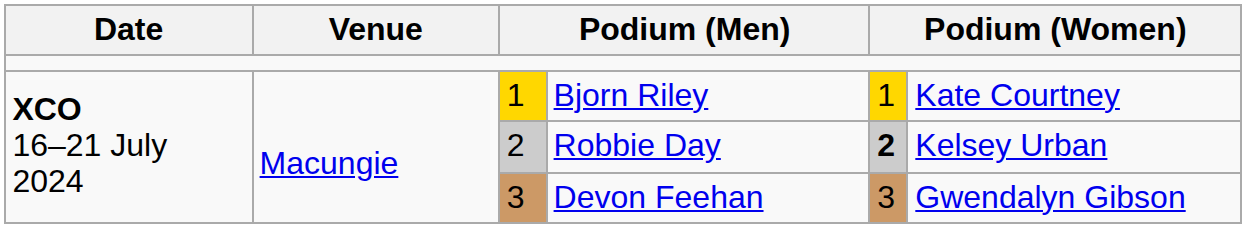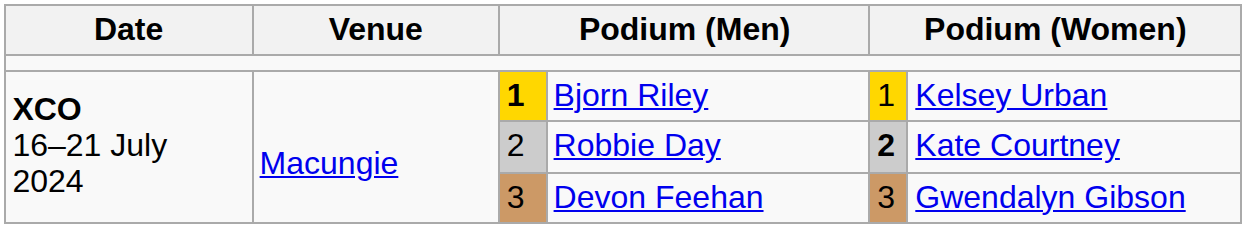(516, 95) normal -> (516, 95) bold
(1018, 95) Kate Courtney -> (1011, 95) Kelsey Urban
(1011, 146) Kelsey Urban -> (1018, 146) Kate Courtney
